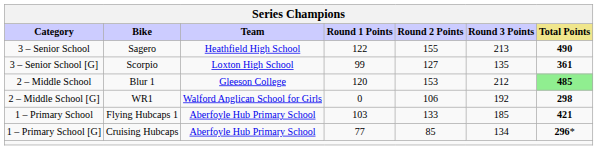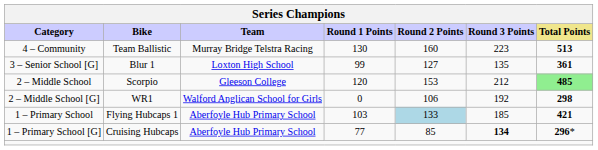+ row: (54, 48)
- row: (54, 48)
(142, 65) Scorpio -> (142, 65) Blur 1
(142, 81) Blur 1 -> (142, 81) Scorpio
(430, 114) no background -> (430, 114) lightblue background
(501, 131) normal -> (501, 131) bold
